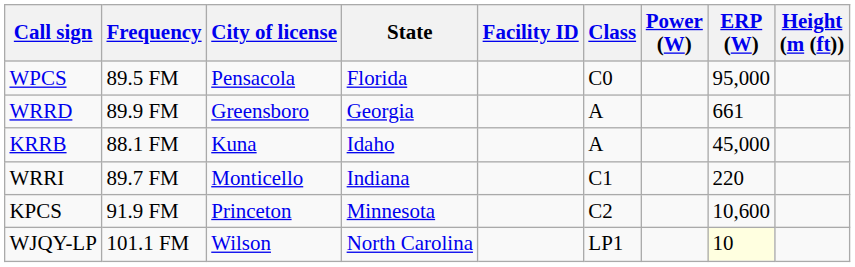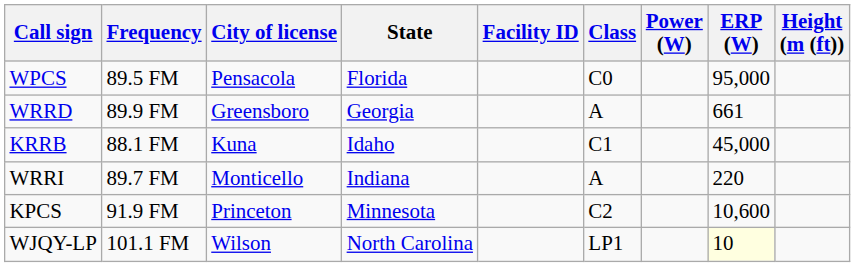(596, 144) A -> (601, 144) C1
(601, 177) C1 -> (596, 177) A
